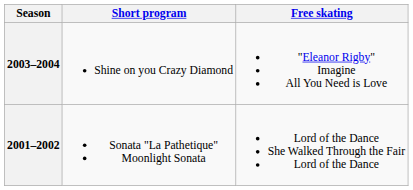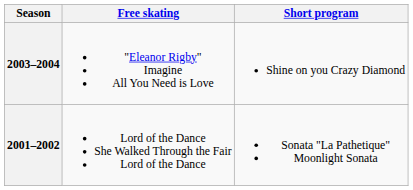columns swapped: (149, 13) <-> (322, 13)
